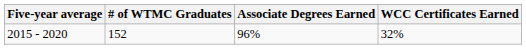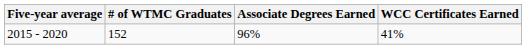(392, 34) 32% -> (392, 34) 41%
